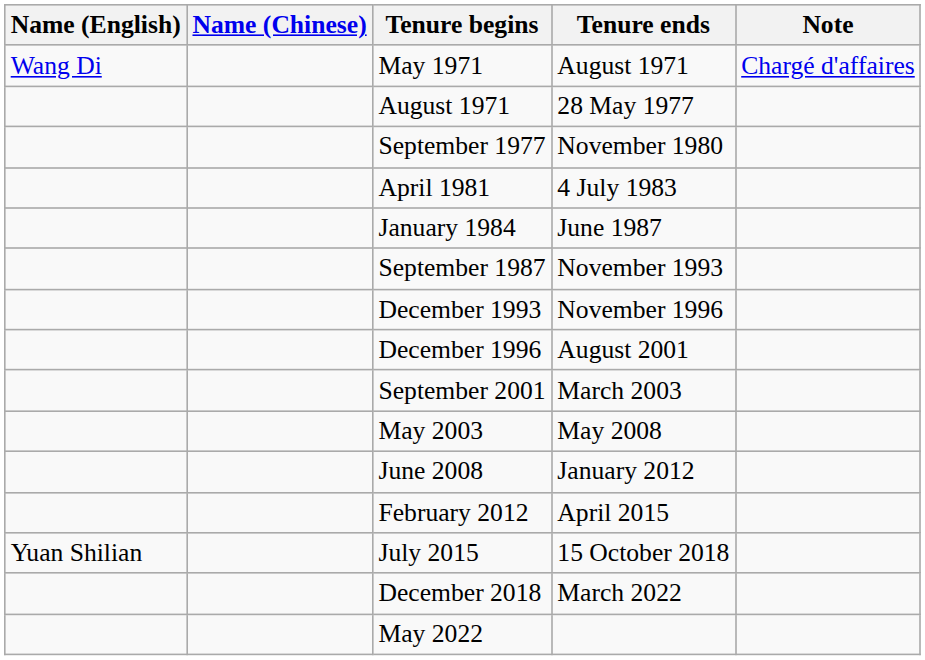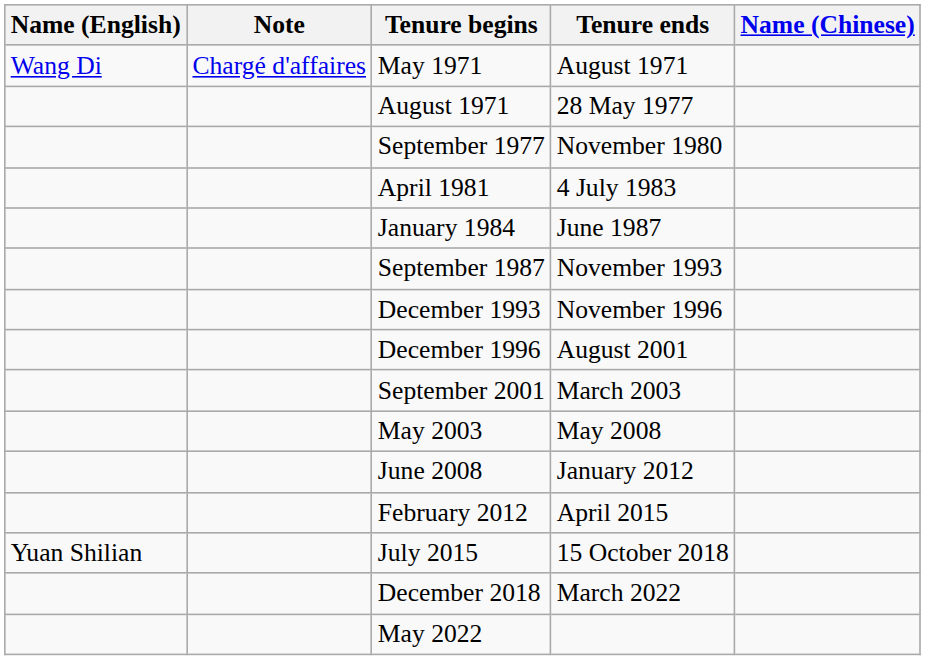columns swapped: (280, 24) <-> (828, 24)
